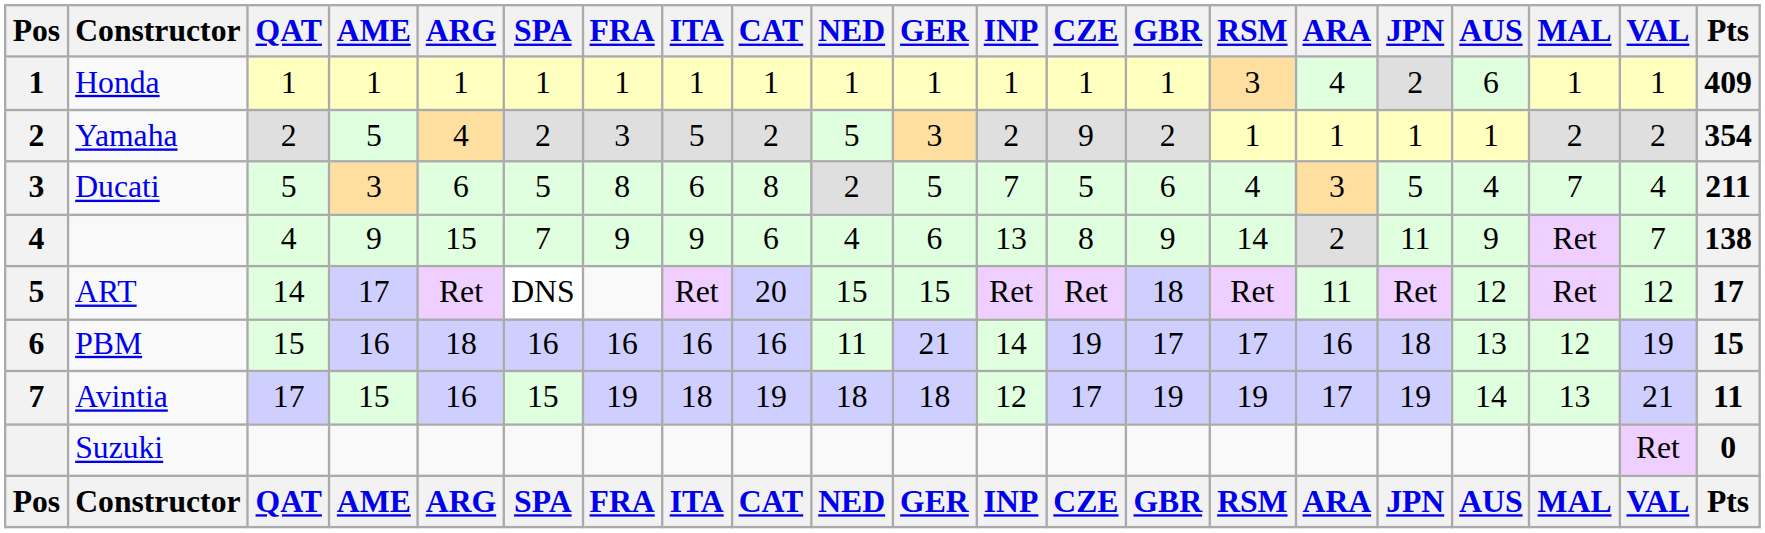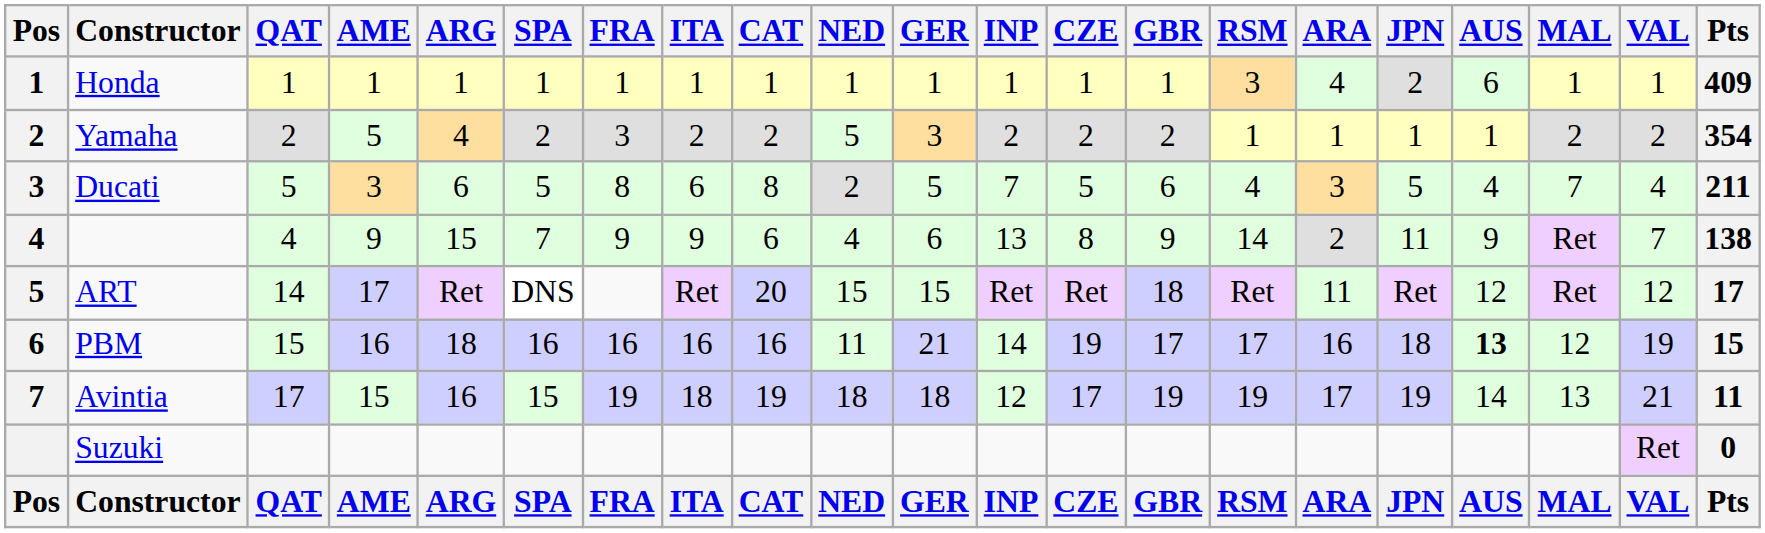(697, 134) 5 -> (697, 134) 2
(1086, 134) 9 -> (1086, 134) 2
(1491, 343) normal -> (1491, 343) bold
